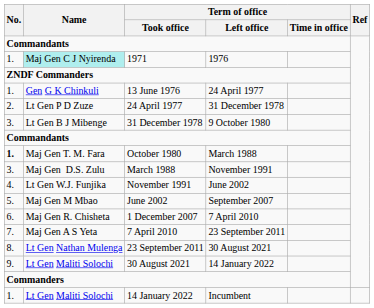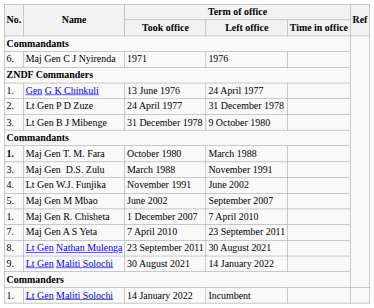(10, 59) 1. -> (10, 59) 6.
(71, 59) paleturquoise background -> (71, 59) no background
(10, 216) 6. -> (10, 216) 1.
